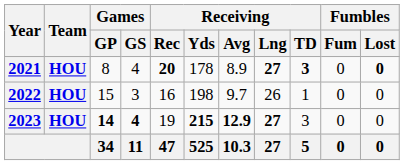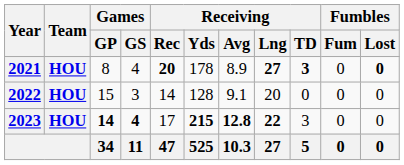(167, 95) 16 -> (167, 95) 14
(201, 95) 198 -> (201, 95) 128
(237, 95) 9.7 -> (237, 95) 9.1
(273, 95) 26 -> (273, 95) 20
(305, 95) 1 -> (305, 95) 0
(167, 120) 19 -> (167, 120) 17
(237, 120) 12.9 -> (237, 120) 12.8
(273, 120) 27 -> (273, 120) 22
